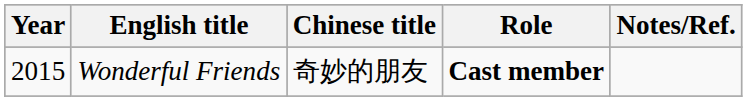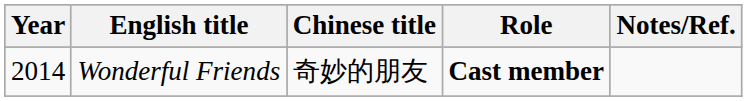(38, 71) 2015 -> (38, 71) 2014
